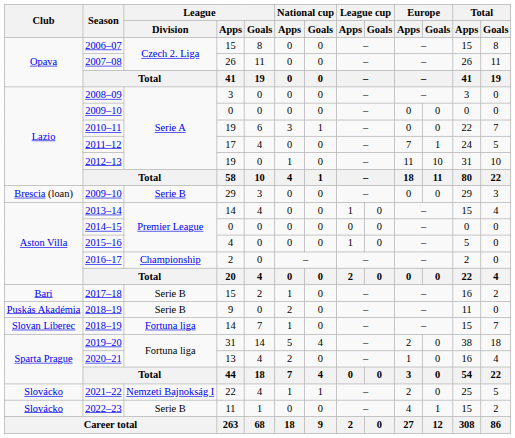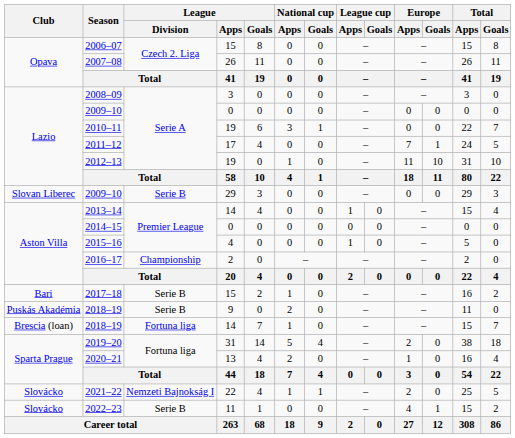(44, 194) Brescia (loan) -> (44, 194) Slovan Liberec
(44, 326) Slovan Liberec -> (44, 326) Brescia (loan)
